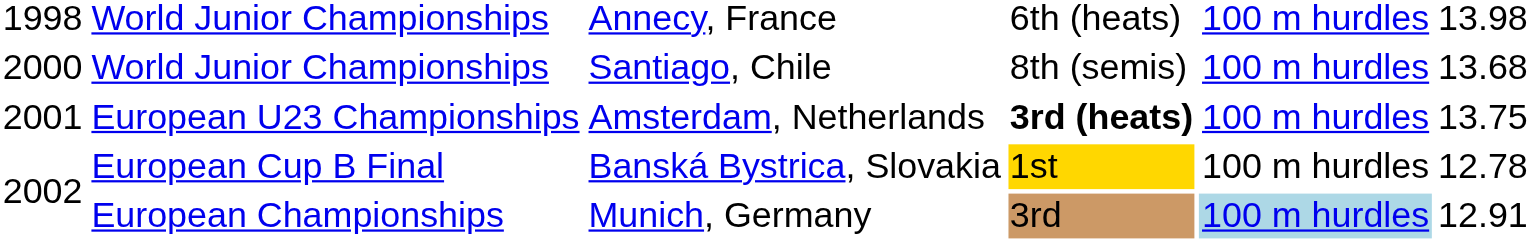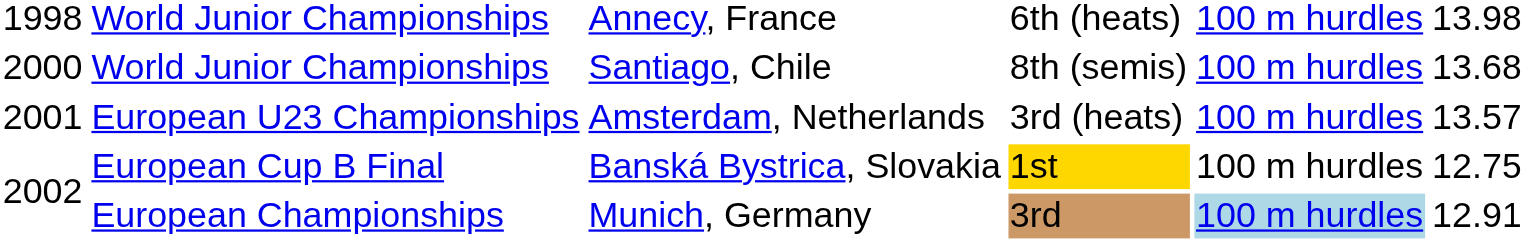(1101, 116) bold -> (1097, 116) normal
(1483, 116) 13.75 -> (1477, 116) 13.57
(1483, 166) 12.78 -> (1477, 166) 12.75
